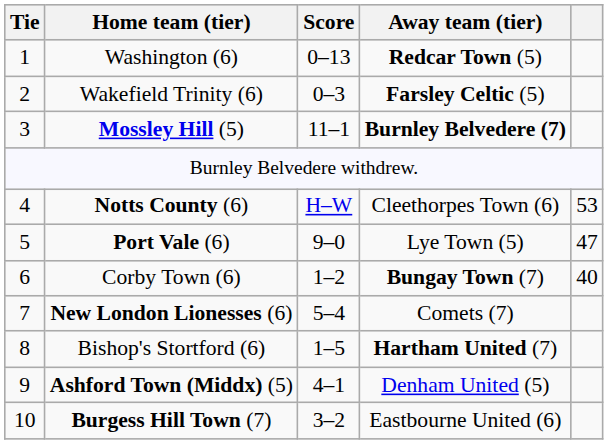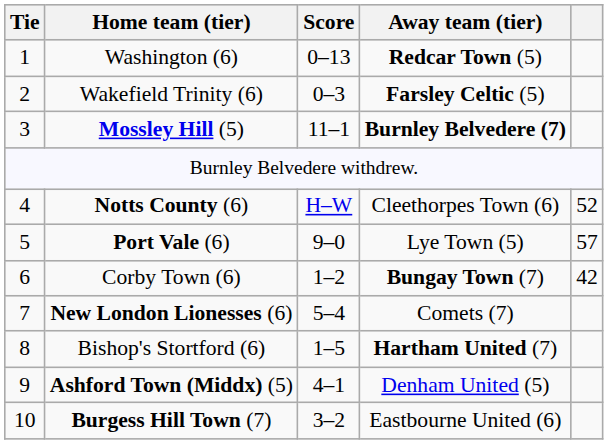(587, 205) 53 -> (587, 205) 52
(587, 241) 47 -> (587, 241) 57
(587, 277) 40 -> (587, 277) 42
